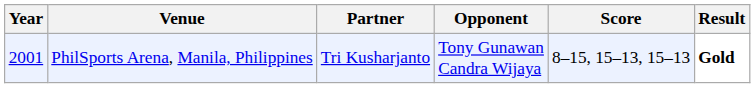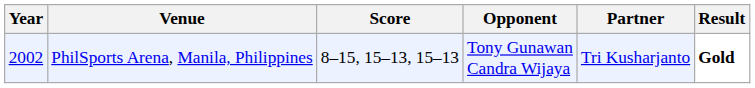columns swapped: (375, 19) <-> (621, 19)
(26, 57) 2001 -> (26, 57) 2002
